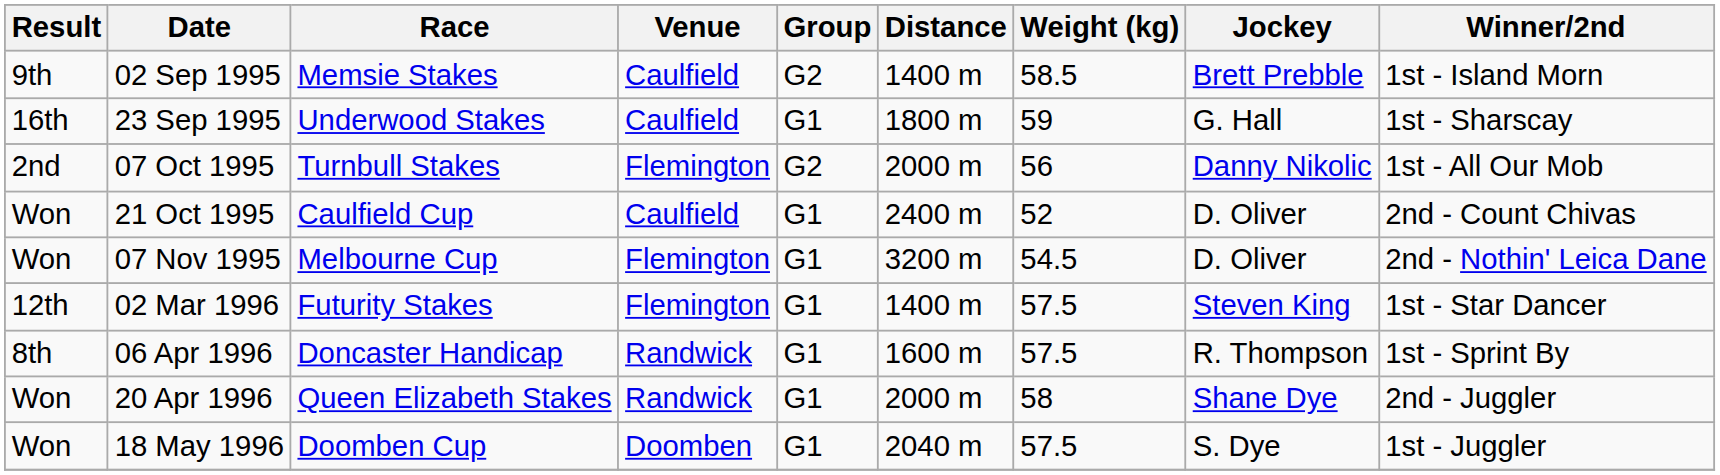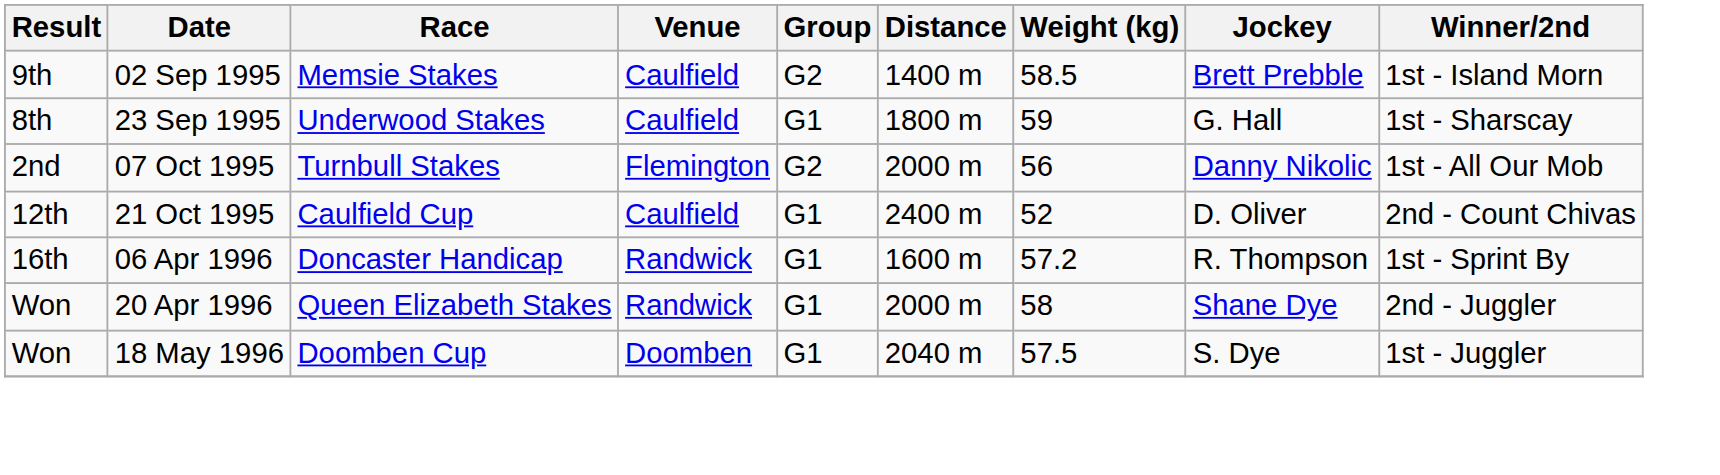(40, 120) 16th -> (32, 120) 8th
(42, 213) Won -> (40, 213) 12th
- row: (198, 259)
- row: (197, 306)
(32, 352) 8th -> (40, 259) 16th
(1049, 352) 57.5 -> (1049, 259) 57.2
